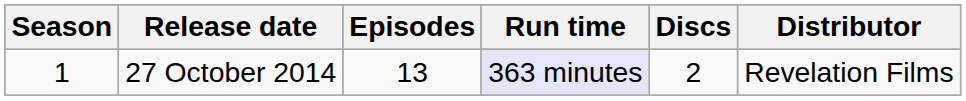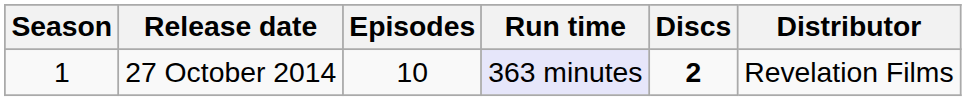(412, 71) 13 -> (412, 71) 10
(693, 71) normal -> (693, 71) bold
